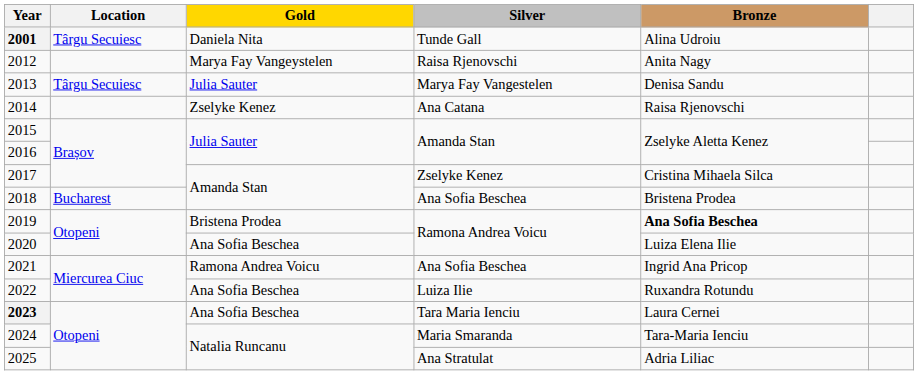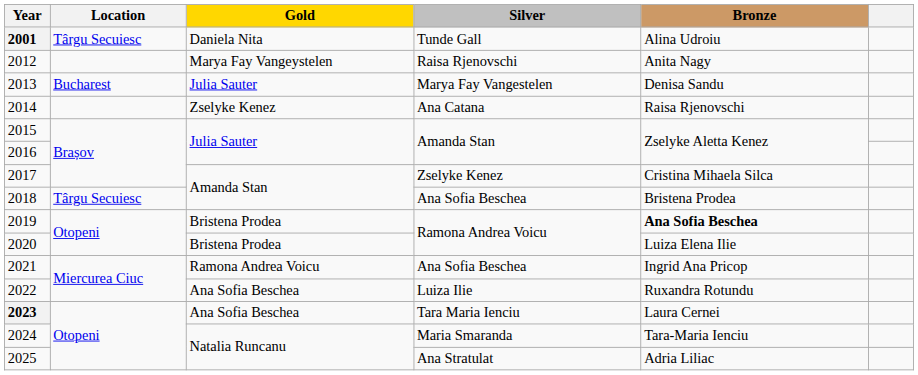(97, 84) Târgu Secuiesc -> (82, 84) Bucharest
(82, 198) Bucharest -> (97, 198) Târgu Secuiesc
(244, 244) Ana Sofia Beschea -> (235, 244) Bristena Prodea
